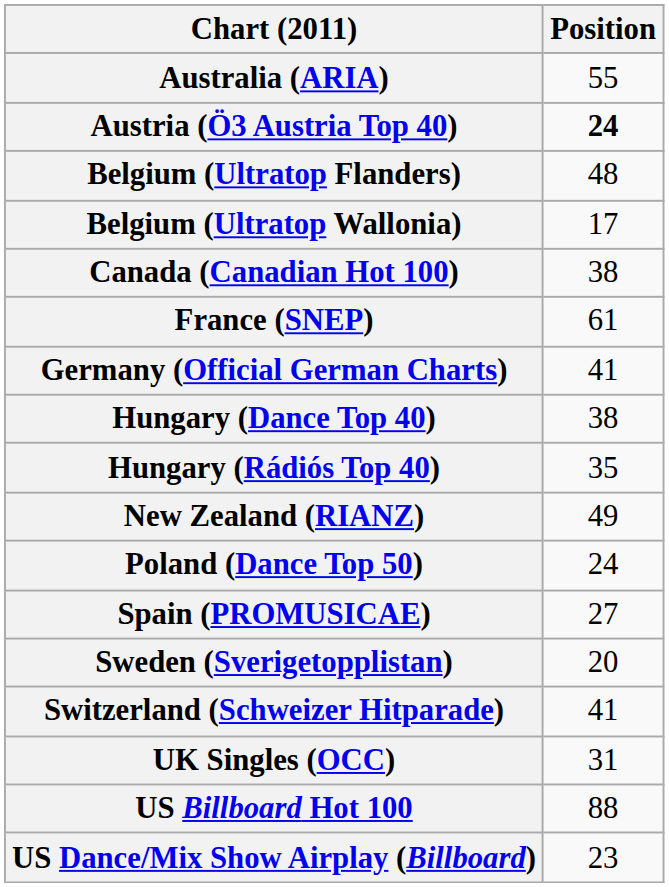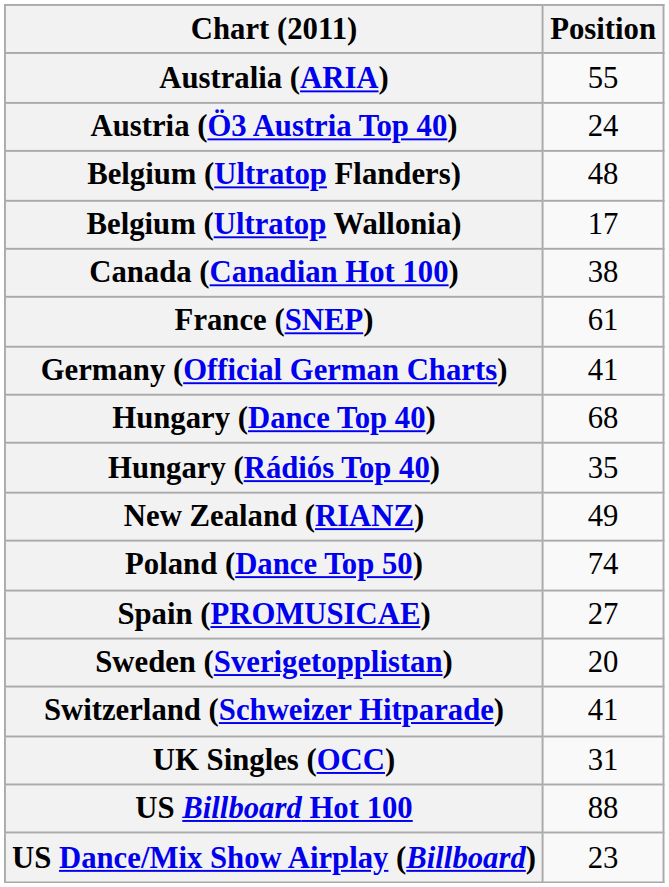(603, 126) bold -> (603, 126) normal
(603, 418) 38 -> (603, 418) 68
(603, 564) 24 -> (603, 564) 74
